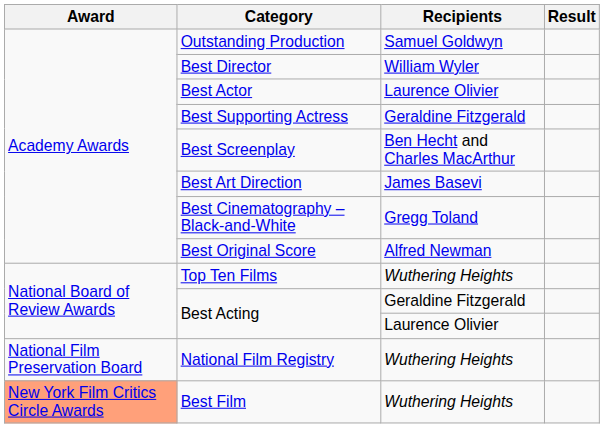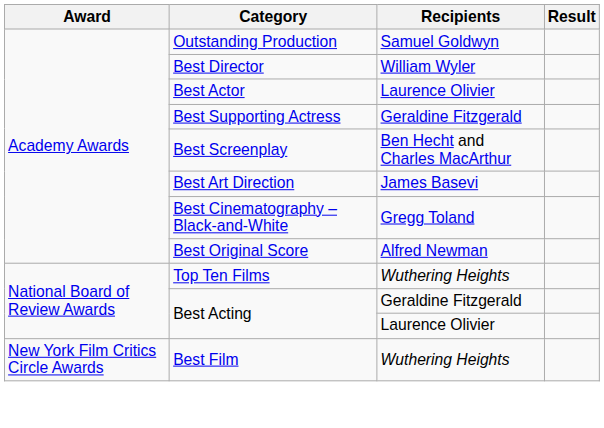- row: (257, 359)
(82, 401) lightsalmon background -> (82, 359) no background
